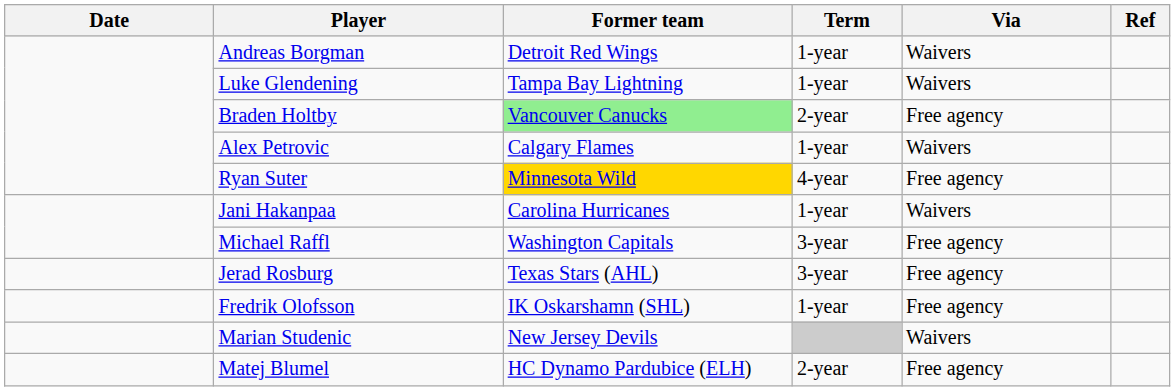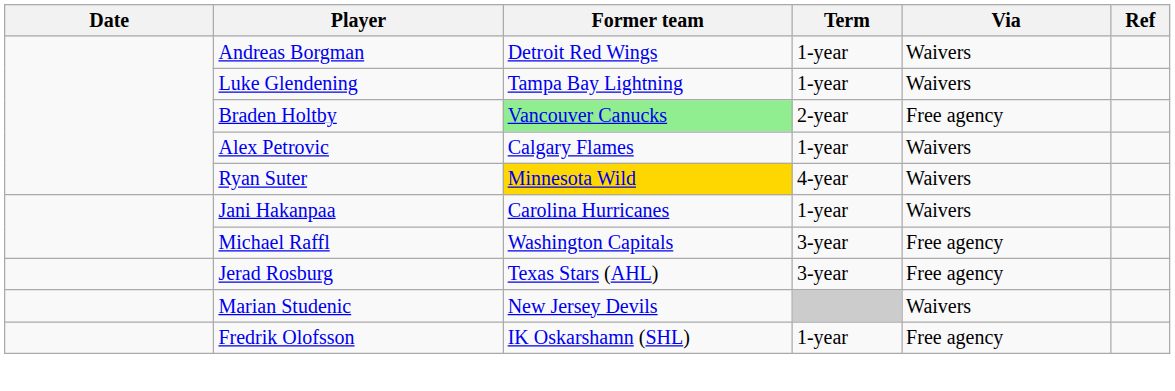(955, 178) Free agency -> (939, 178) Waivers
rows swapped: (285, 337) <-> (287, 305)
- row: (274, 369)
